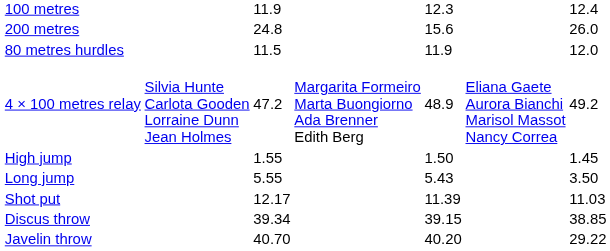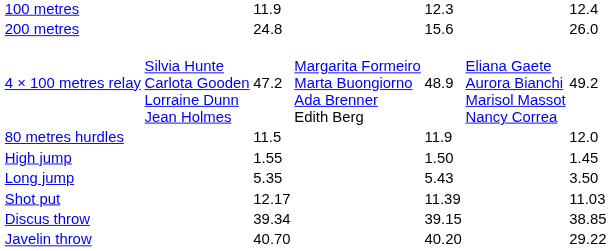rows swapped: (64, 50) <-> (73, 104)
(268, 178) 5.55 -> (268, 178) 5.35
